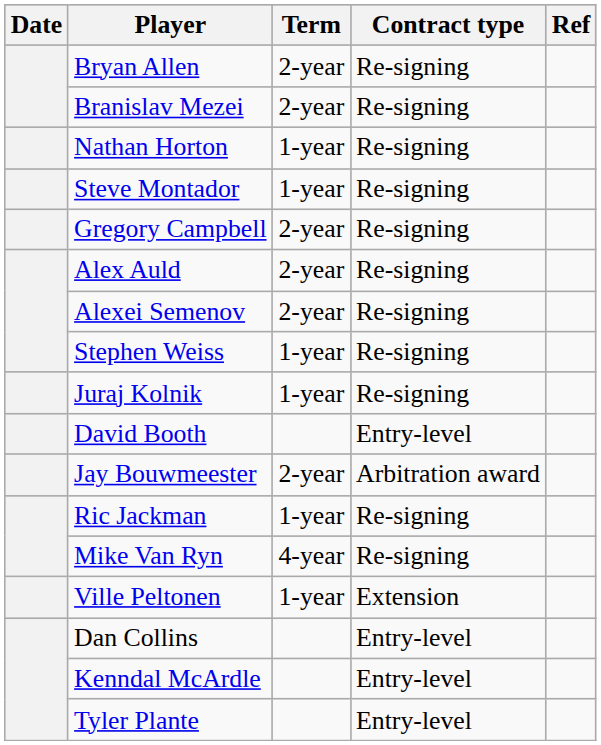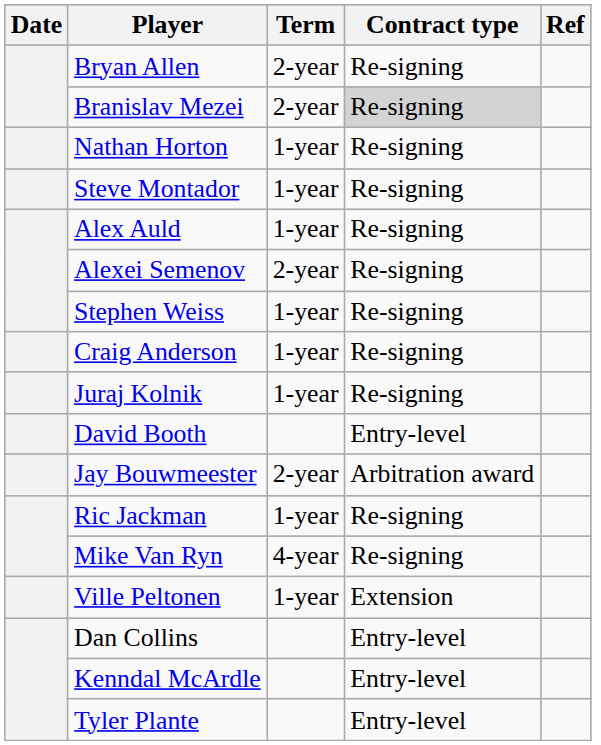(413, 106) no background -> (407, 106) lightgrey background
- row: (170, 229)
(311, 270) 2-year -> (306, 229) 1-year
+ row: (155, 351)
